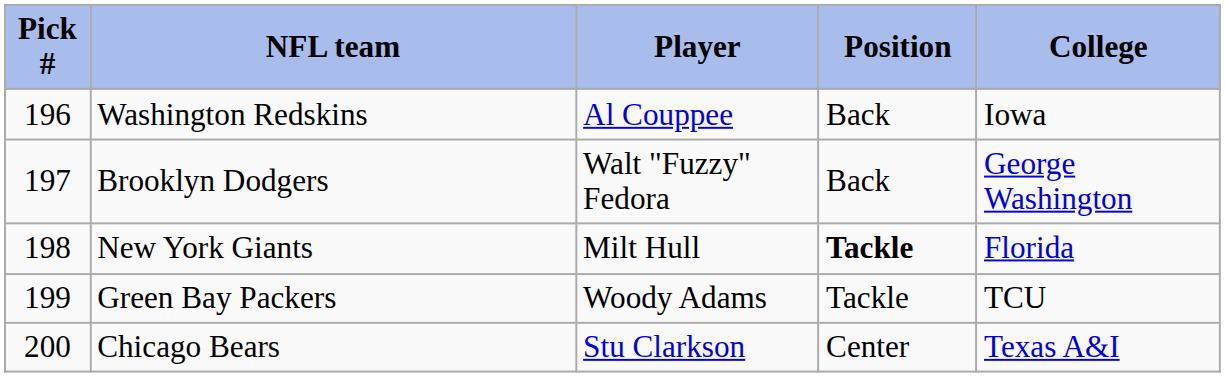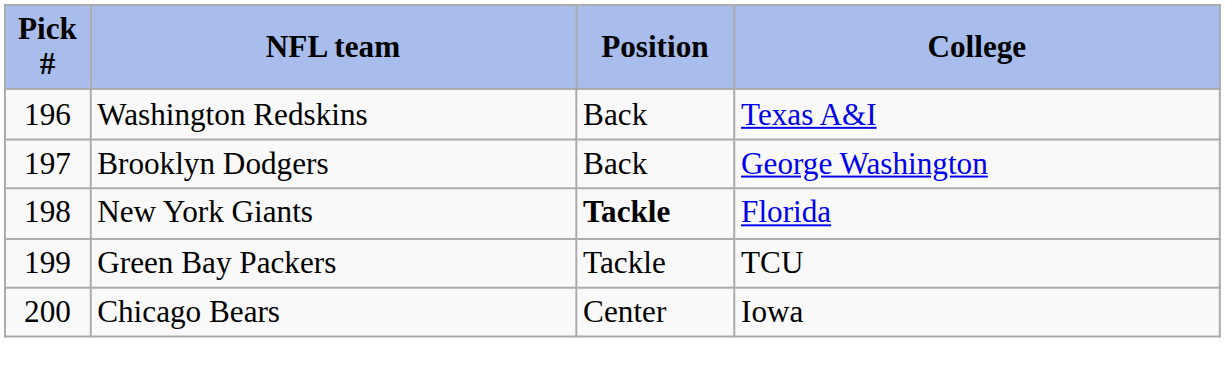- column: (697, 46)
(1015, 113) Iowa -> (809, 113) Texas A&I
(1052, 346) Texas A&I -> (772, 311) Iowa
